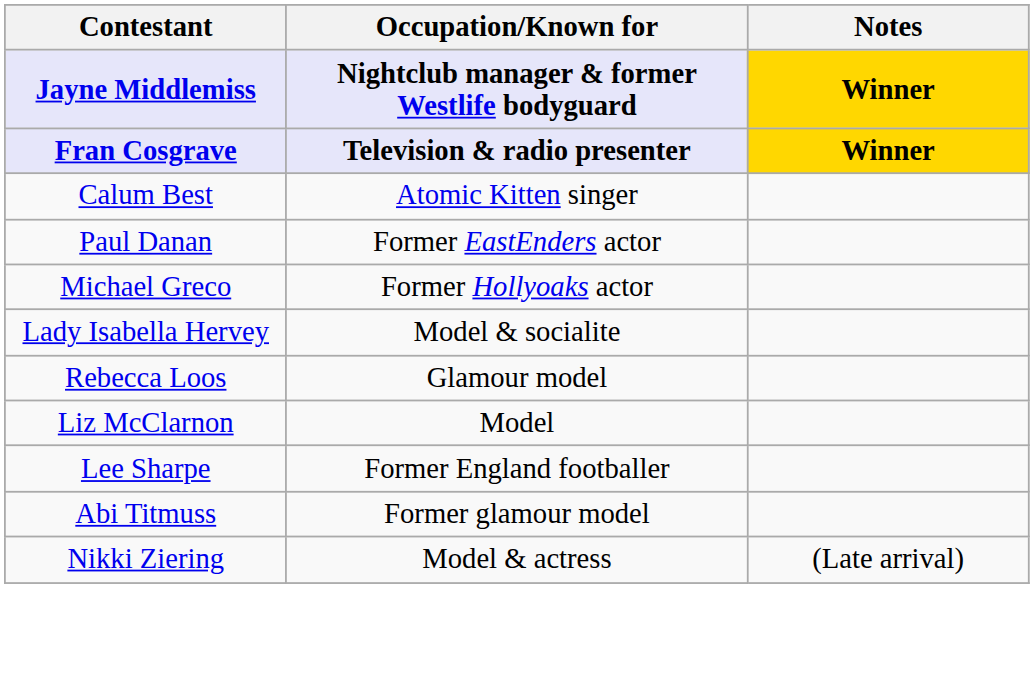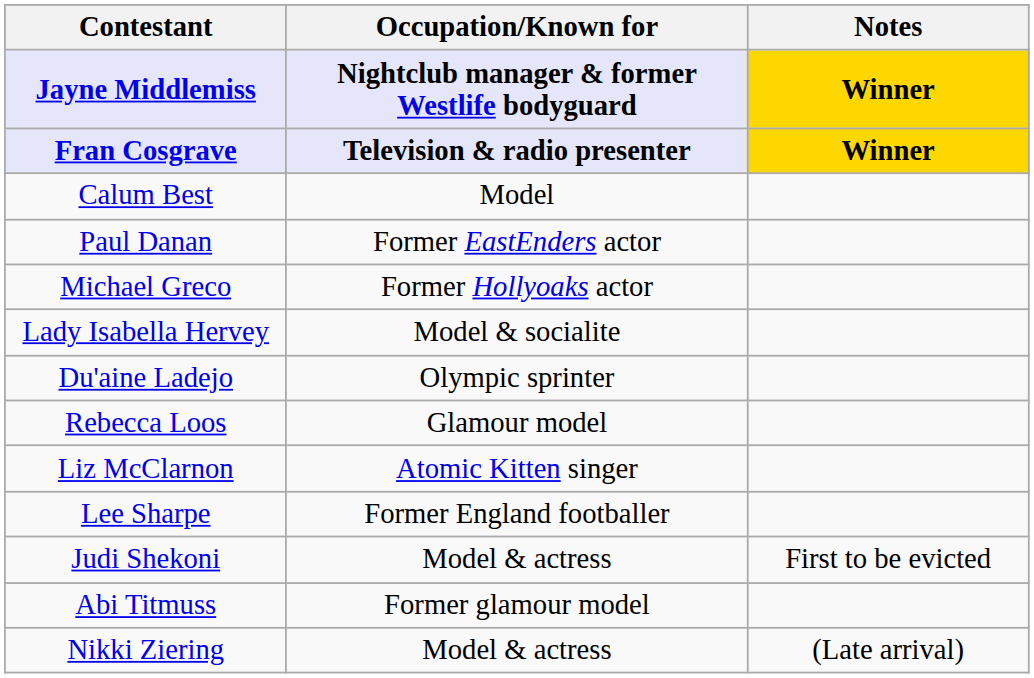(517, 195) Atomic Kitten singer -> (517, 195) Model
+ row: (146, 377)
(517, 422) Model -> (517, 468) Atomic Kitten singer
+ row: (146, 559)
